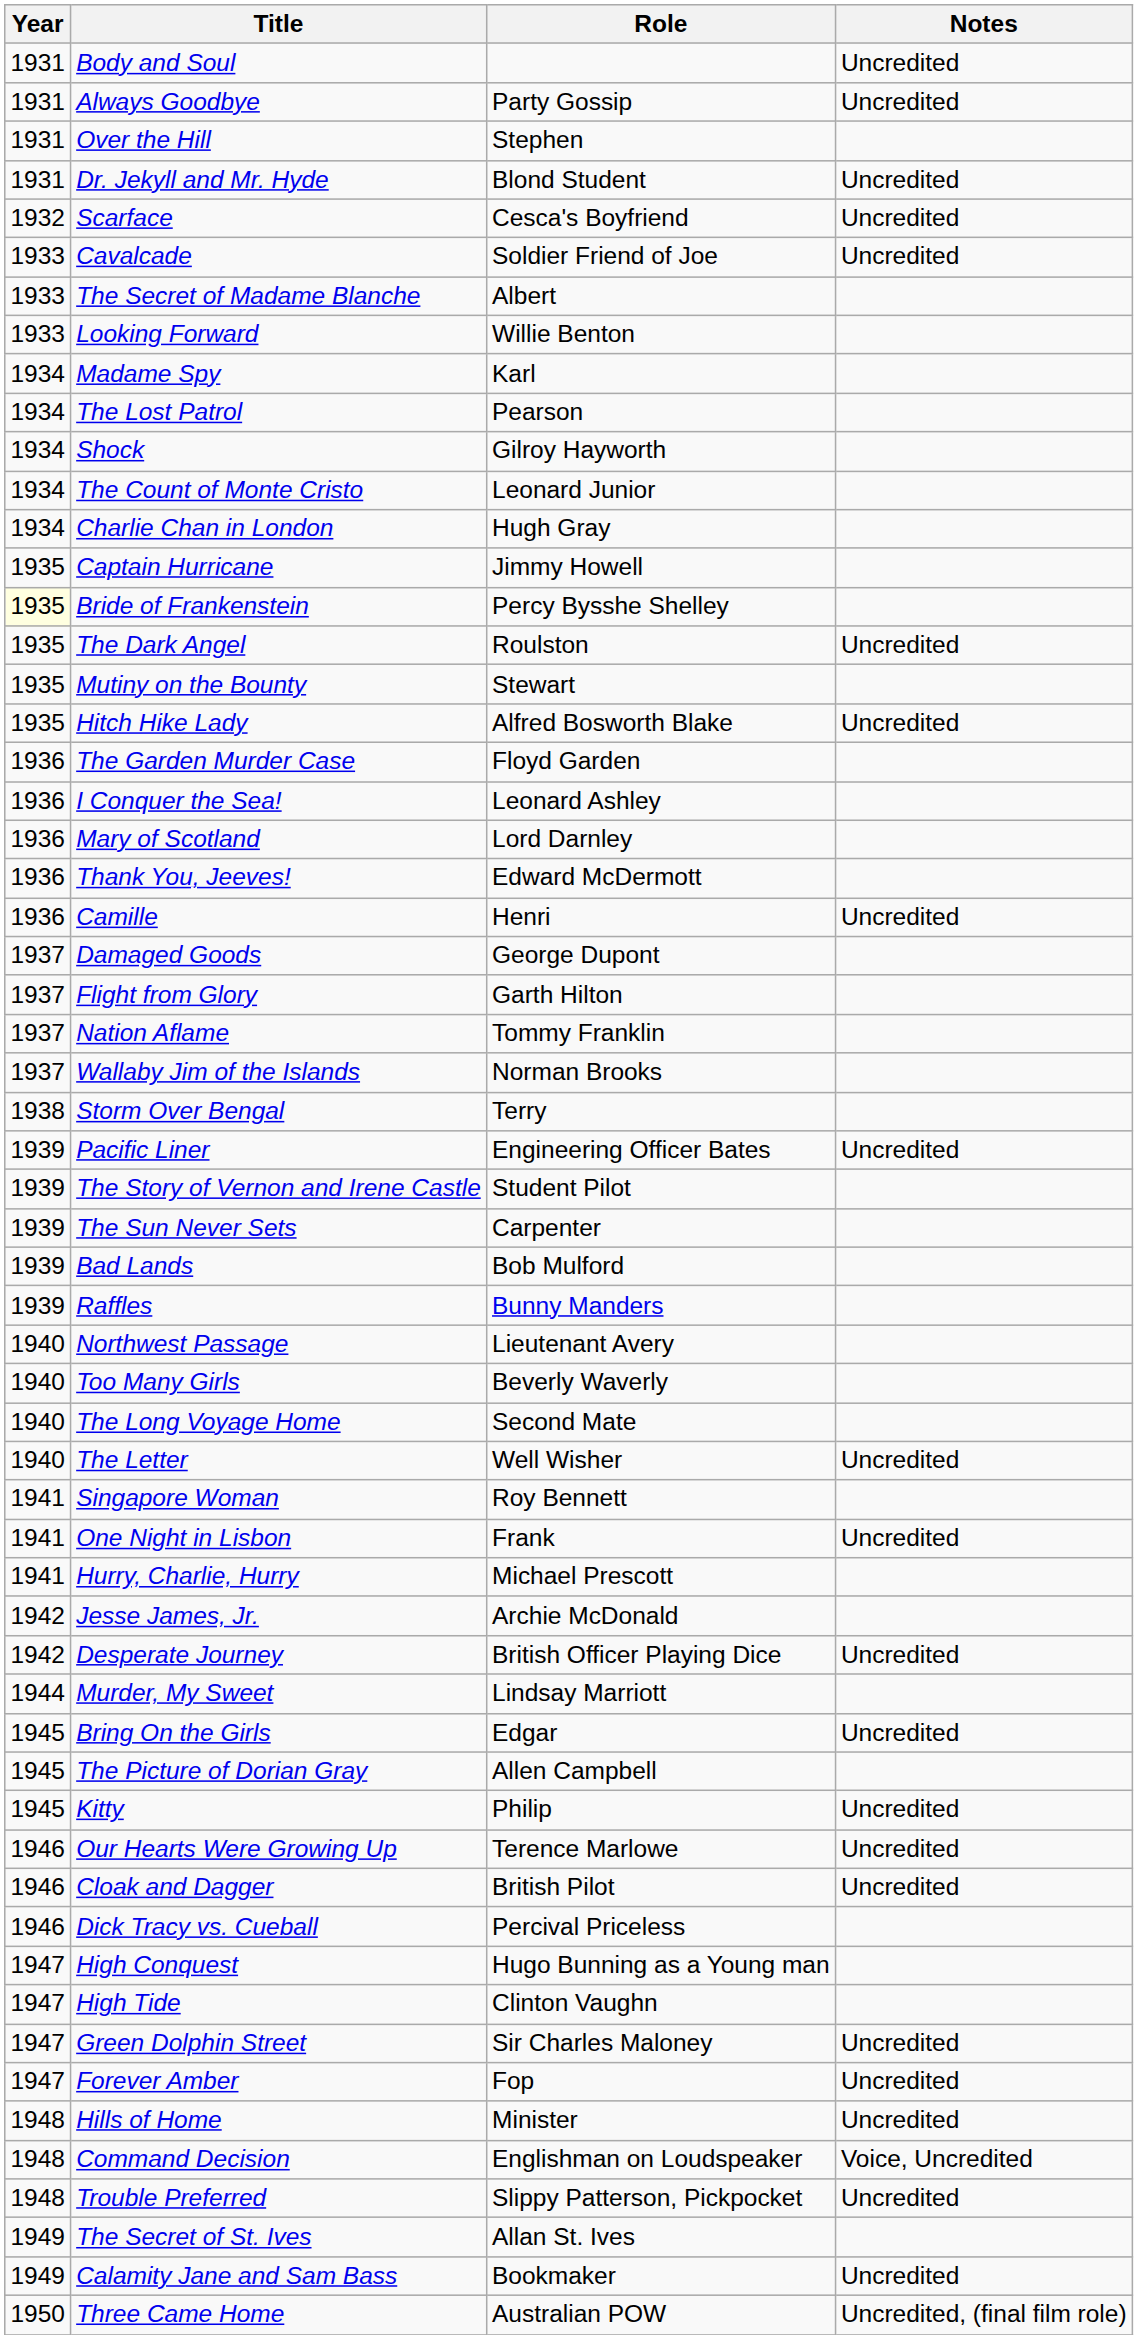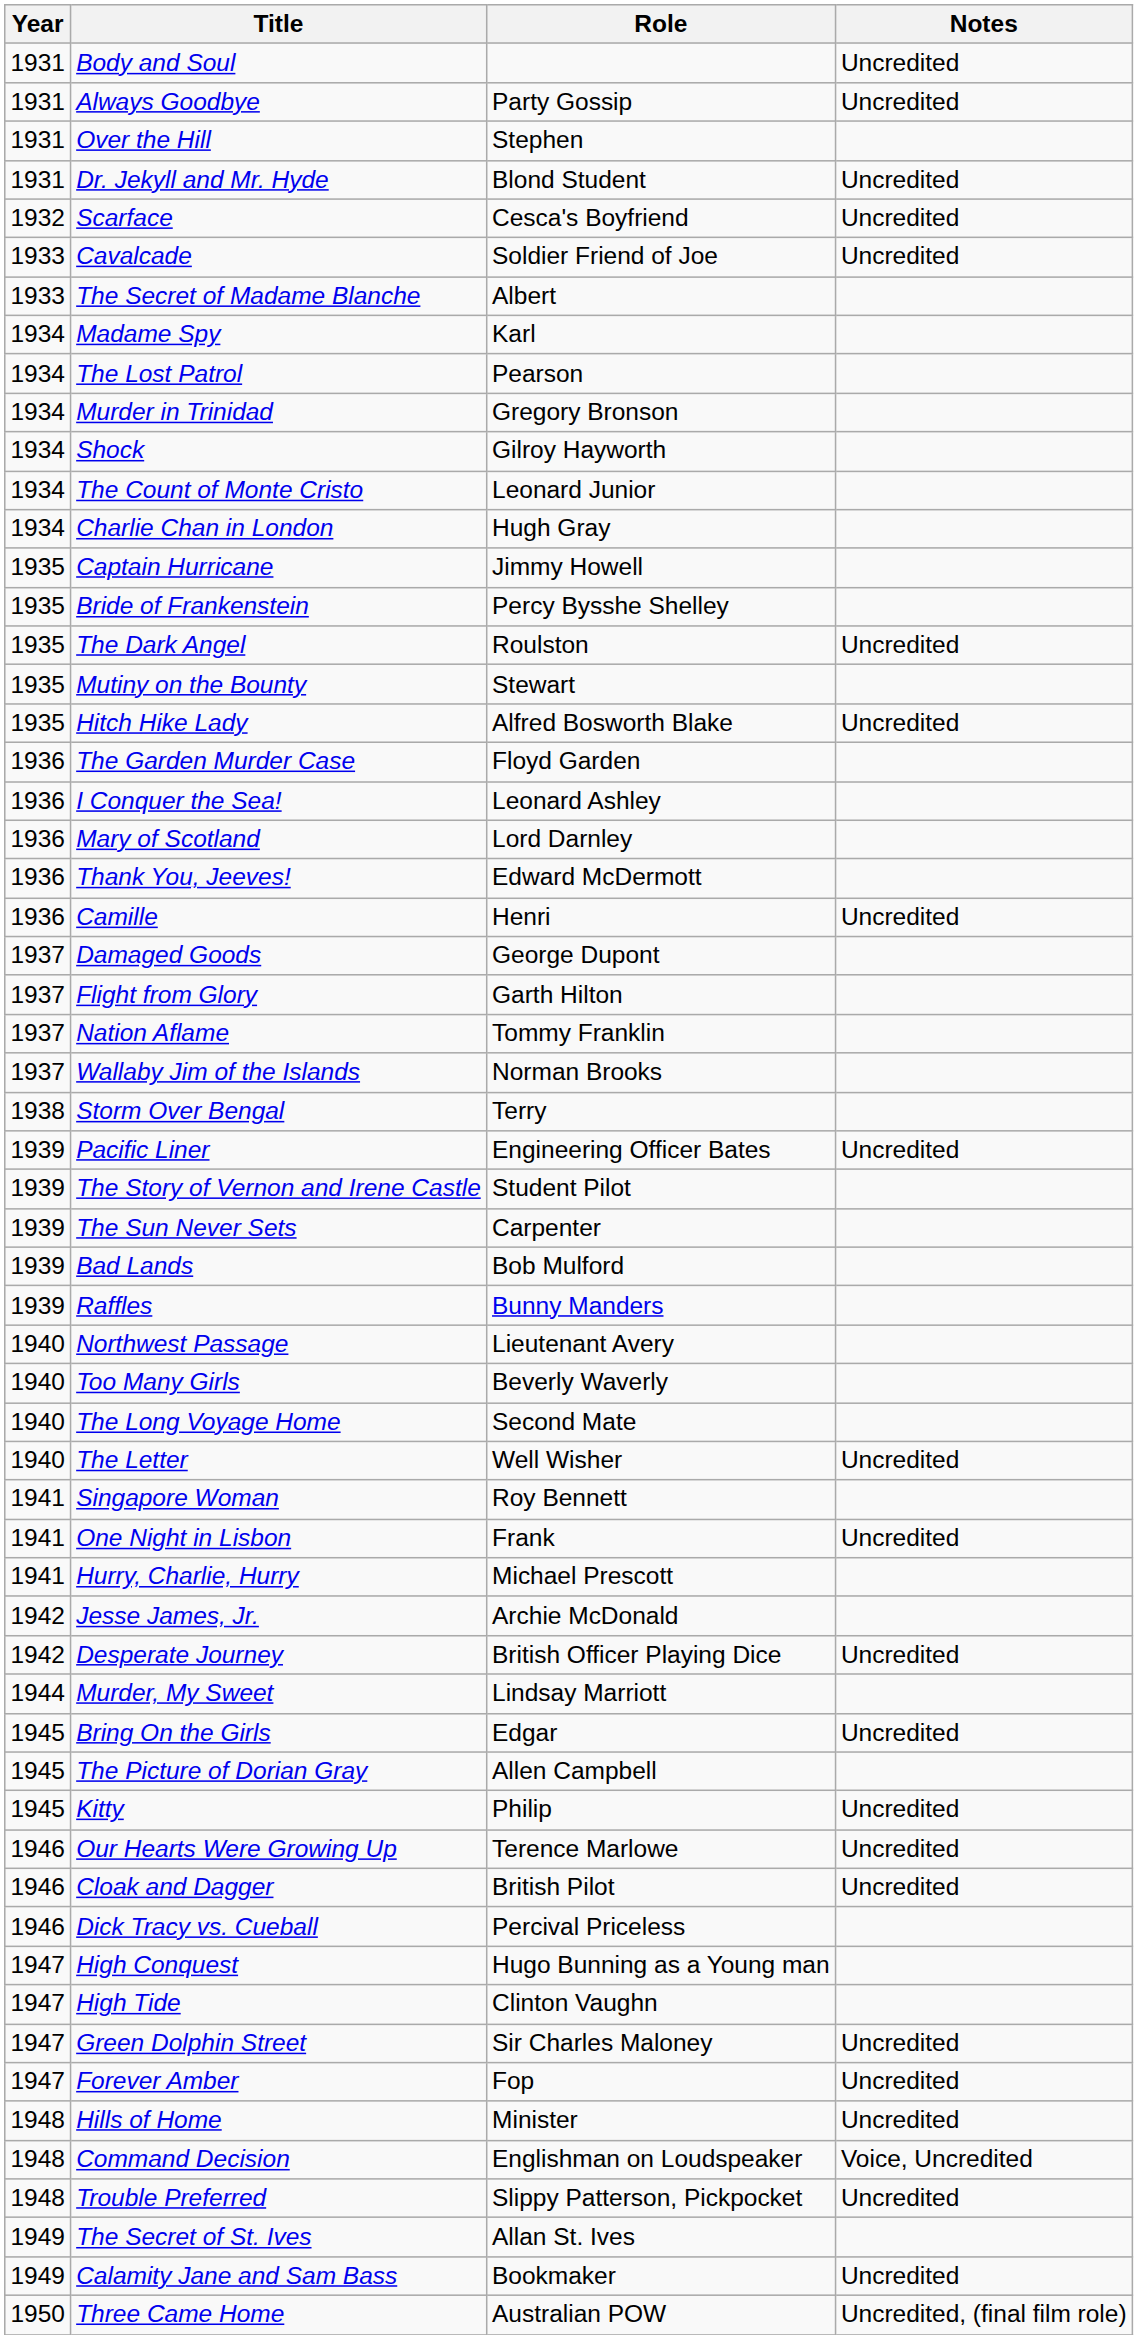- row: (167, 334)
+ row: (175, 412)
(38, 606) lightyellow background -> (38, 606) no background
